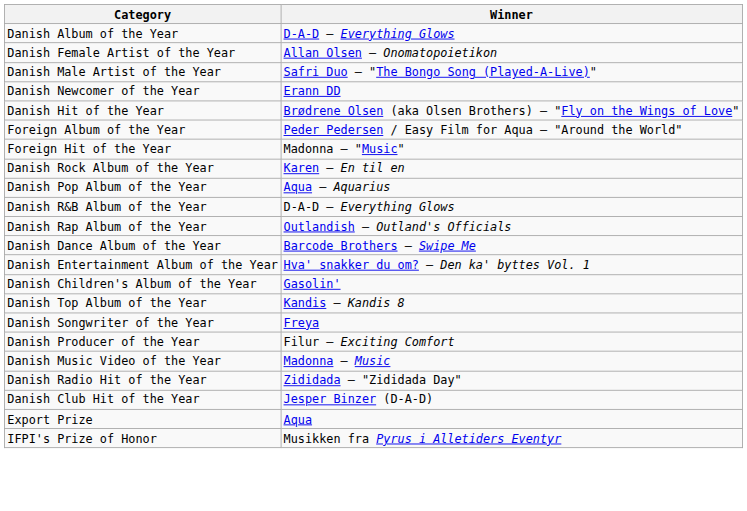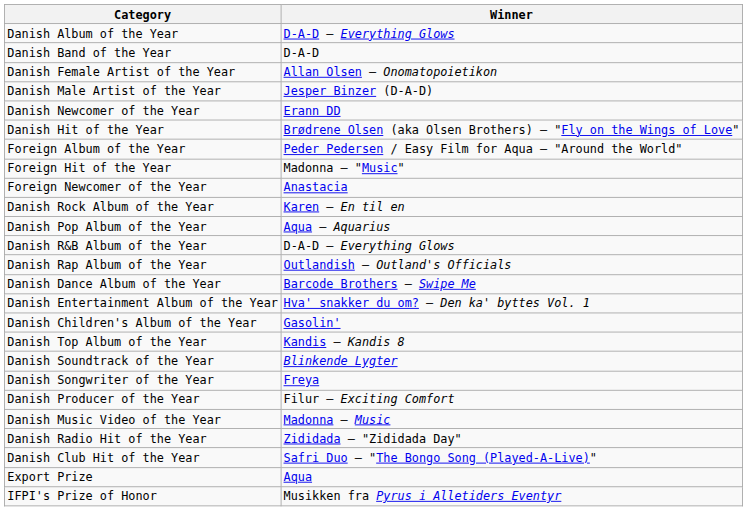+ row: (89, 53)
(440, 72) Safri Duo – "The Bongo Song (Played-A-Live)" -> (358, 91) Jesper Binzer (D-A-D)
+ row: (107, 188)
+ row: (111, 361)
(358, 400) Jesper Binzer (D-A-D) -> (440, 458) Safri Duo – "The Bongo Song (Played-A-Live)"
